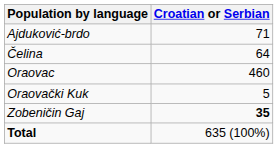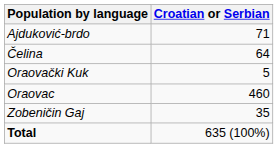rows swapped: (31, 73) <-> (48, 93)
(263, 113) bold -> (263, 113) normal
